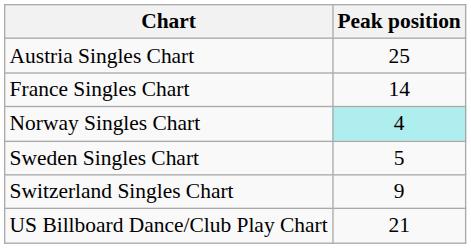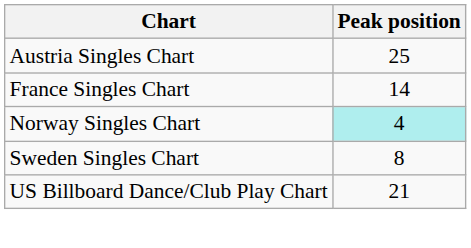(399, 157) 5 -> (399, 157) 8
- row: (122, 191)
